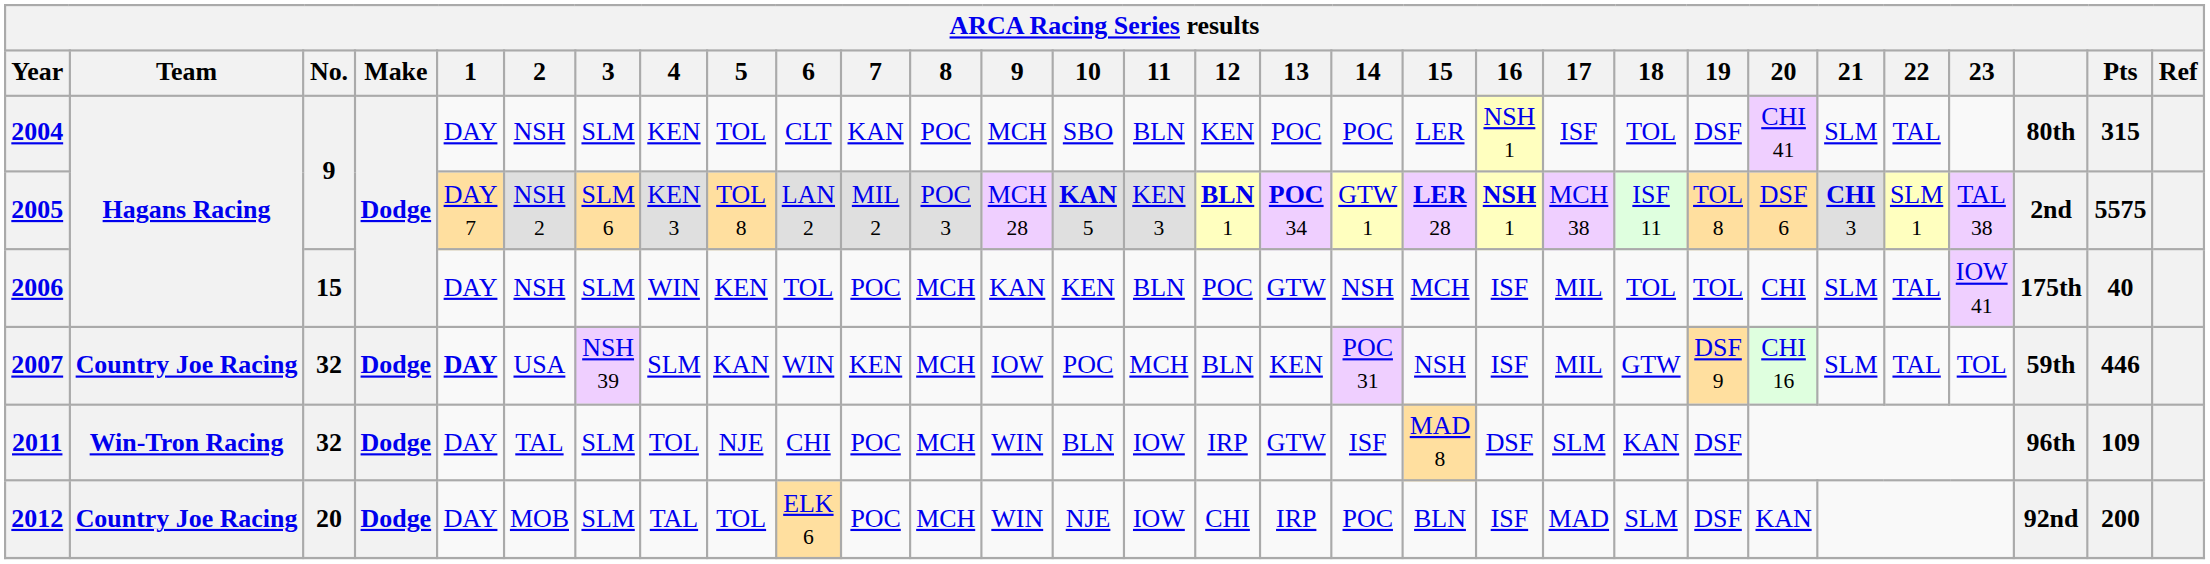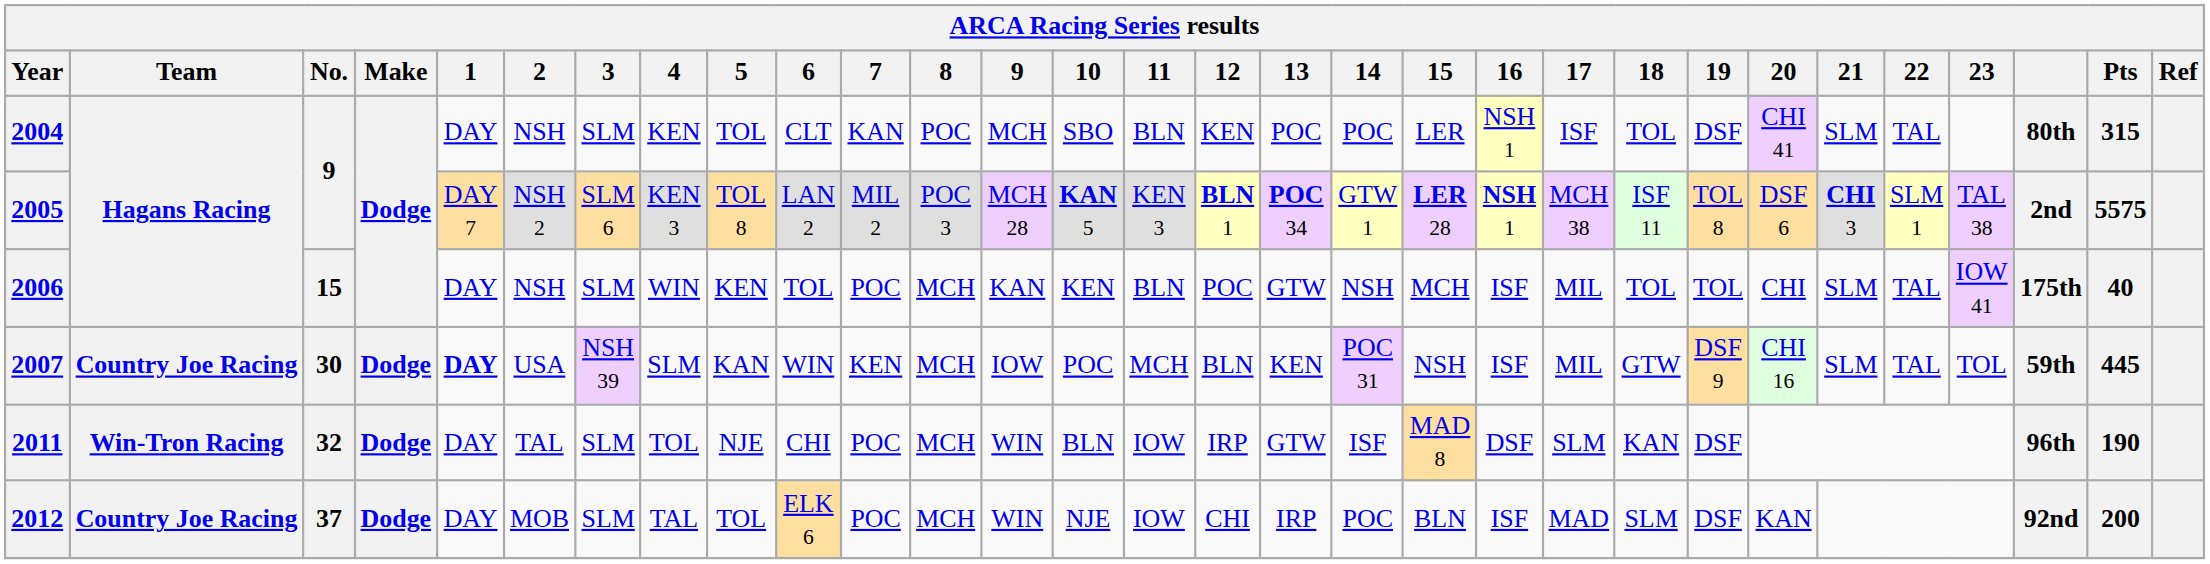(329, 364) 32 -> (329, 364) 30
(2120, 364) 446 -> (2120, 364) 445
(2120, 442) 109 -> (2120, 442) 190
(329, 519) 20 -> (329, 519) 37
